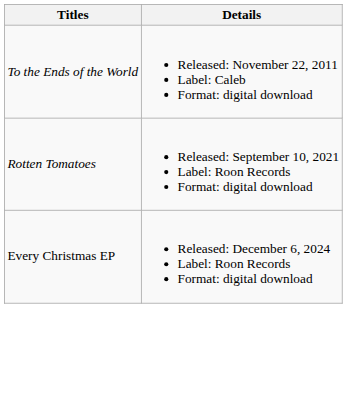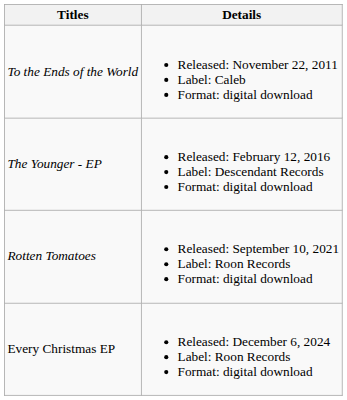+ row: (55, 164)
